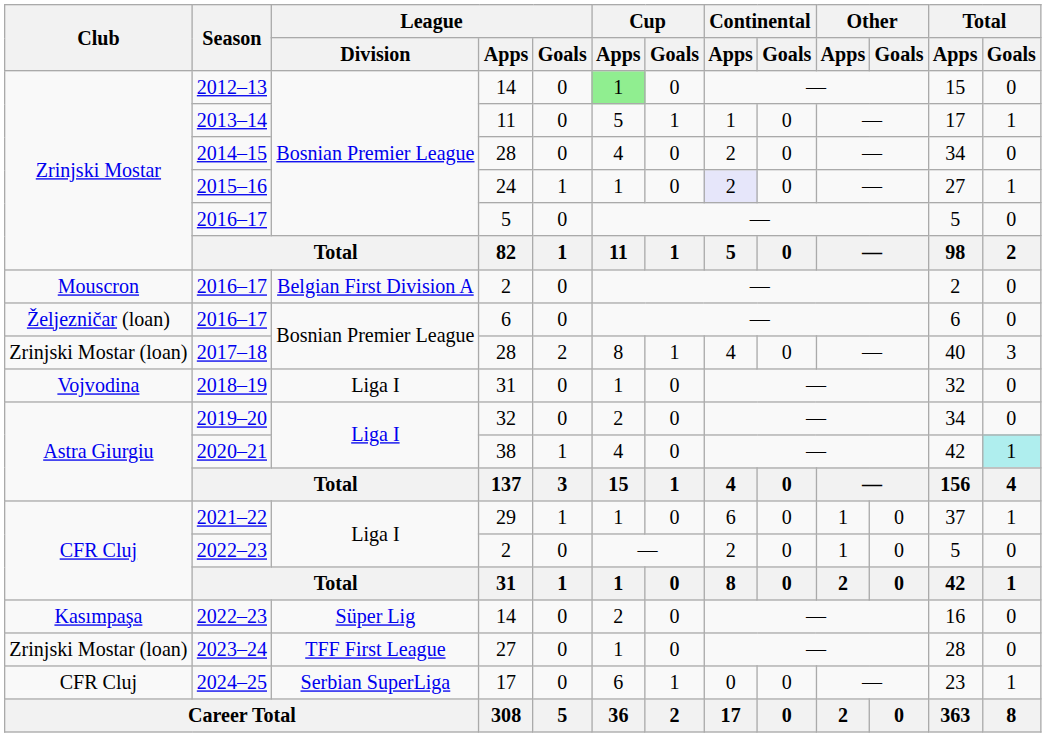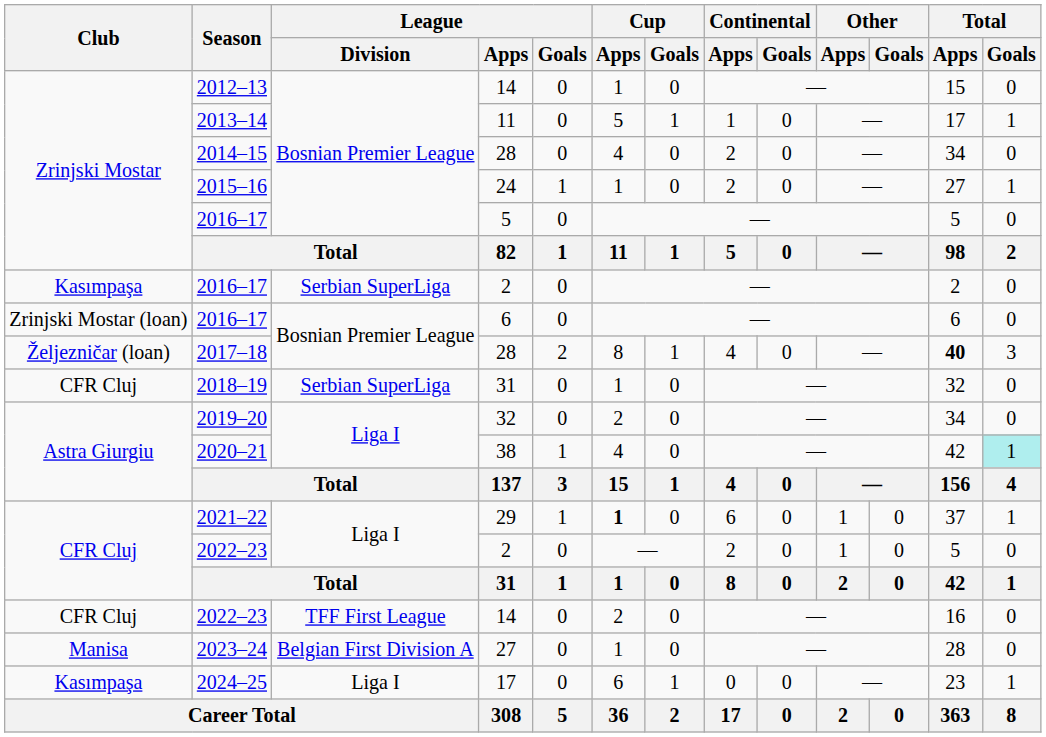(618, 87) lightgreen background -> (618, 87) no background
(731, 186) lavender background -> (731, 186) no background
(98, 285) Mouscron -> (98, 285) Kasımpaşa
(375, 285) Belgian First Division A -> (375, 285) Serbian SuperLiga
(98, 318) Željezničar (loan) -> (98, 318) Zrinjski Mostar (loan)
(98, 352) Zrinjski Mostar (loan) -> (98, 352) Željezničar (loan)
(955, 352) normal -> (955, 352) bold
(98, 385) Vojvodina -> (98, 385) CFR Cluj
(375, 385) Liga I -> (375, 385) Serbian SuperLiga
(618, 517) normal -> (618, 517) bold
(98, 616) Kasımpaşa -> (98, 616) CFR Cluj
(375, 616) Süper Lig -> (375, 616) TFF First League
(98, 649) Zrinjski Mostar (loan) -> (98, 649) Manisa
(375, 649) TFF First League -> (375, 649) Belgian First Division A
(98, 682) CFR Cluj -> (98, 682) Kasımpaşa
(375, 682) Serbian SuperLiga -> (375, 682) Liga I
